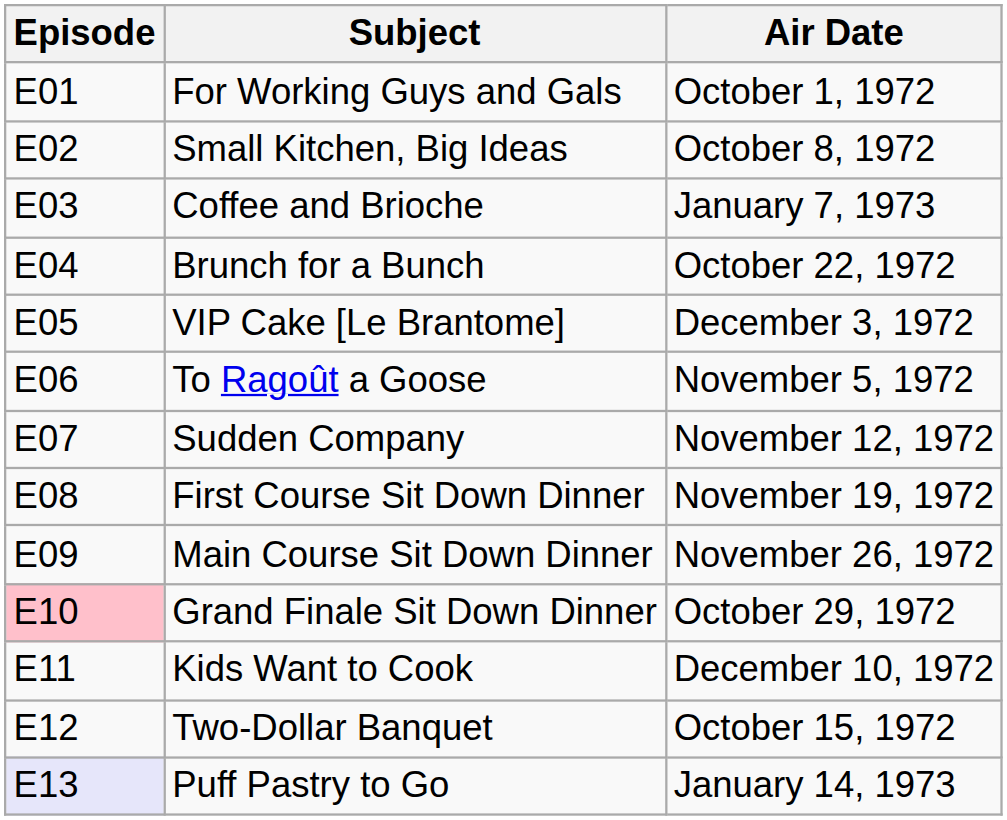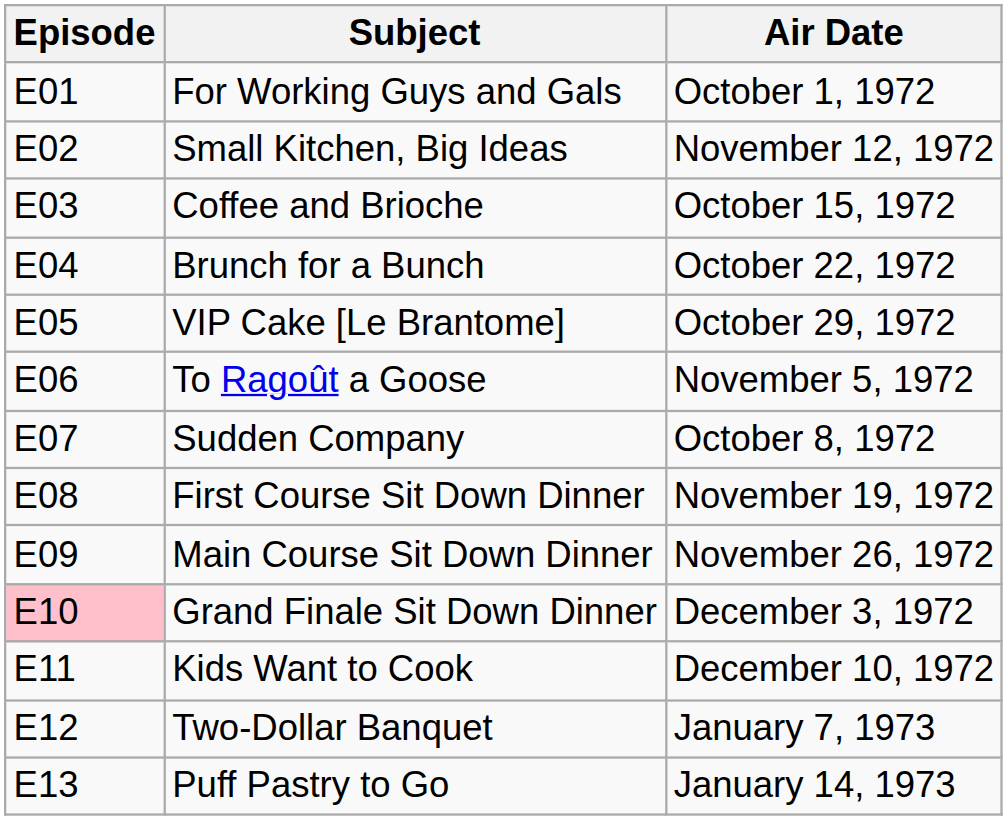(804, 149) October 8, 1972 -> (834, 149) November 12, 1972
(804, 206) January 7, 1973 -> (815, 206) October 15, 1972
(824, 322) December 3, 1972 -> (815, 322) October 29, 1972
(834, 438) November 12, 1972 -> (804, 438) October 8, 1972
(815, 611) October 29, 1972 -> (824, 611) December 3, 1972
(815, 727) October 15, 1972 -> (804, 727) January 7, 1973
(46, 785) lavender background -> (46, 785) no background
